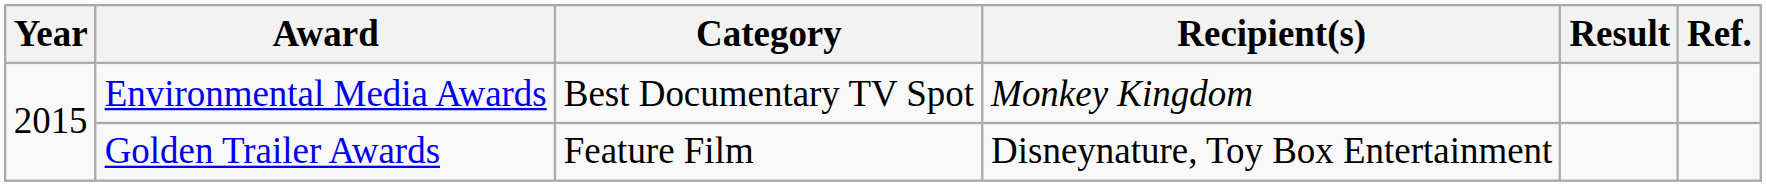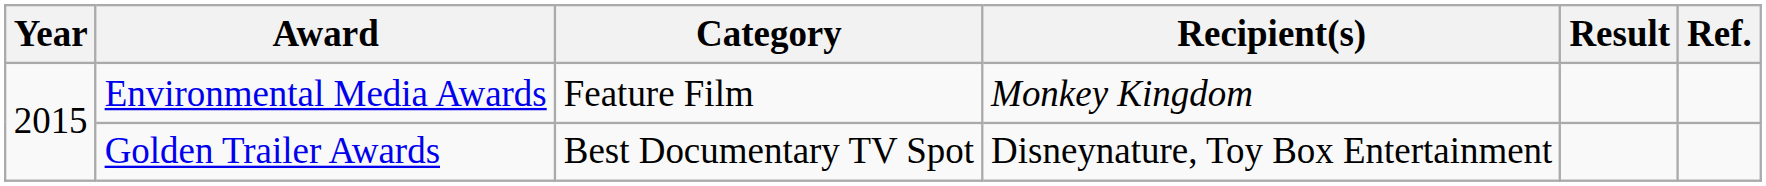(769, 92) Best Documentary TV Spot -> (659, 92) Feature Film
(659, 151) Feature Film -> (769, 151) Best Documentary TV Spot
